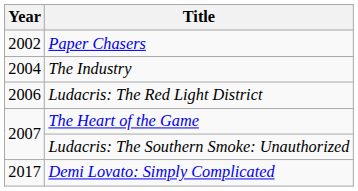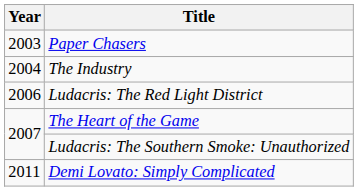(25, 43) 2002 -> (25, 43) 2003
(25, 172) 2017 -> (24, 172) 2011
